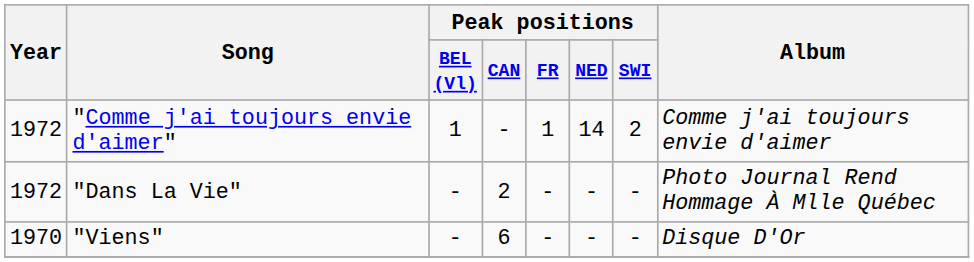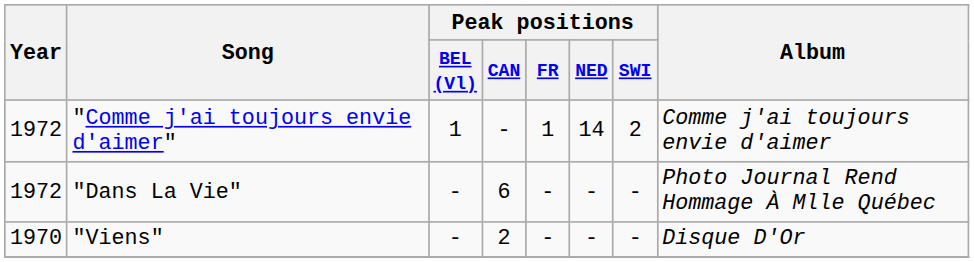(504, 191) 2 -> (504, 191) 6
(504, 239) 6 -> (504, 239) 2
